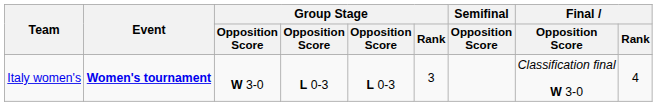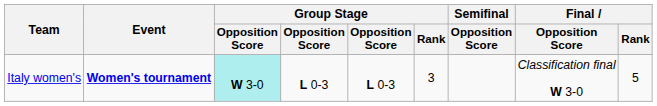(247, 85) no background -> (247, 85) paleturquoise background
(635, 78) 4 -> (635, 78) 5
